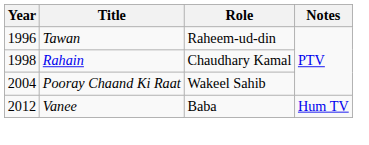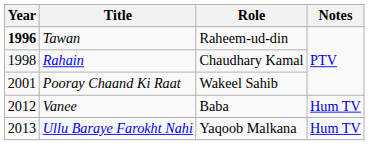(22, 38) normal -> (22, 38) bold
(22, 83) 2004 -> (22, 83) 2001
+ row: (118, 128)
